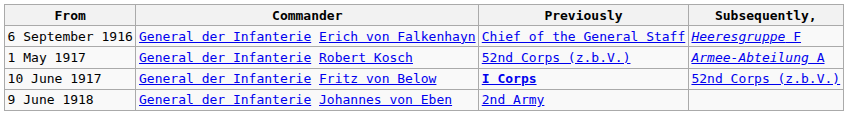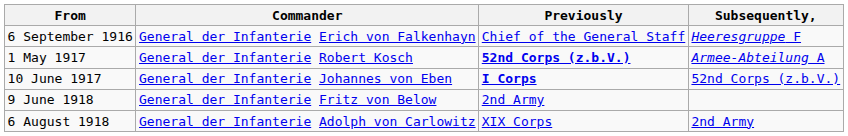(556, 57) normal -> (556, 57) bold
(288, 79) General der Infanterie Fritz von Below -> (296, 79) General der Infanterie Johannes von Eben
(296, 100) General der Infanterie Johannes von Eben -> (288, 100) General der Infanterie Fritz von Below
+ row: (58, 121)
